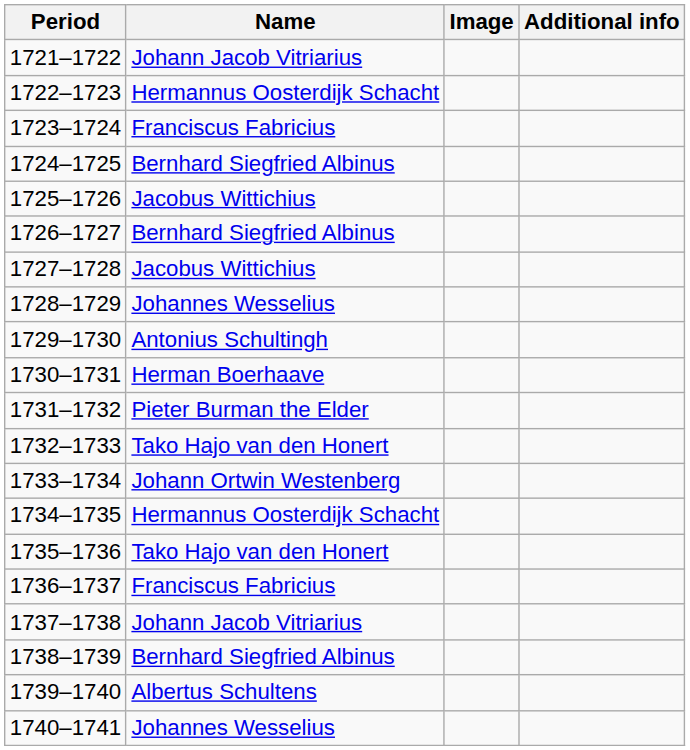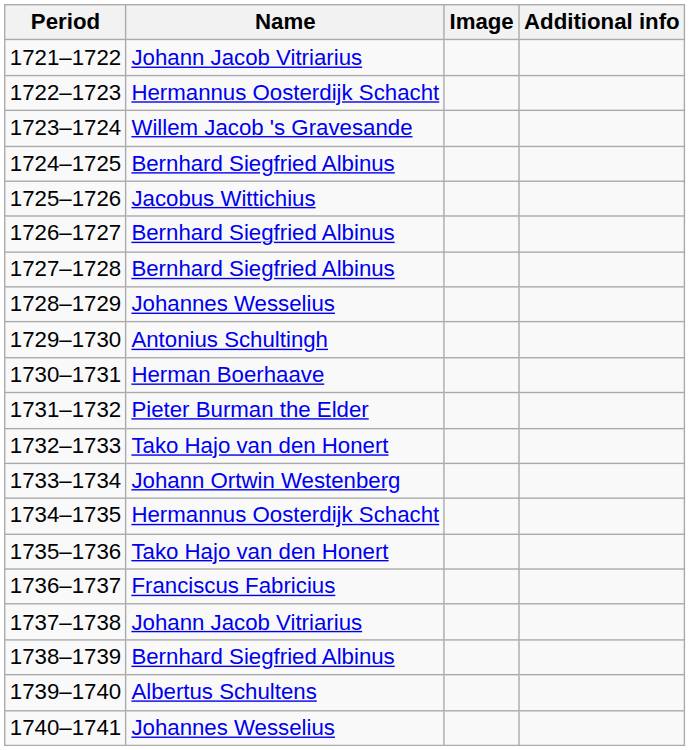(233, 127) Franciscus Fabricius -> (272, 127) Willem Jacob 's Gravesande
(223, 269) Jacobus Wittichius -> (263, 269) Bernhard Siegfried Albinus
